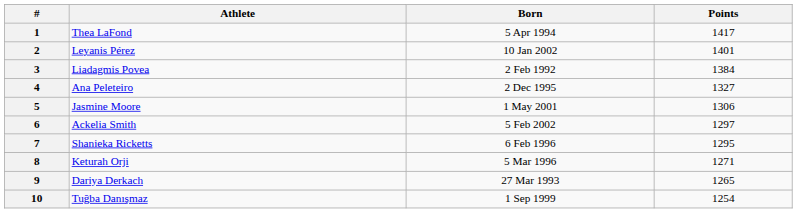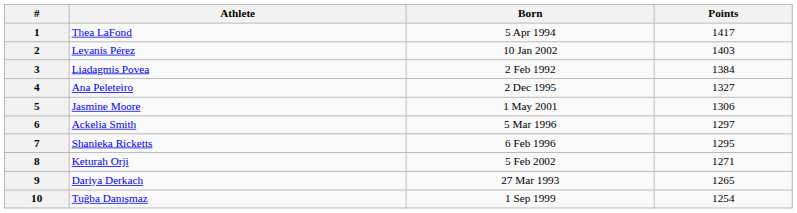(723, 51) 1401 -> (723, 51) 1403
(530, 125) 5 Feb 2002 -> (530, 125) 5 Mar 1996
(530, 162) 5 Mar 1996 -> (530, 162) 5 Feb 2002
